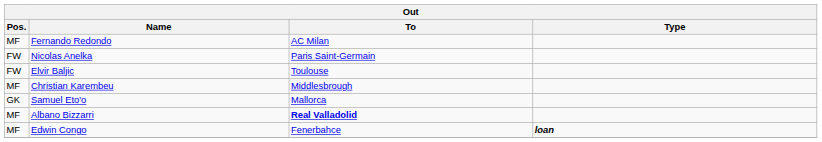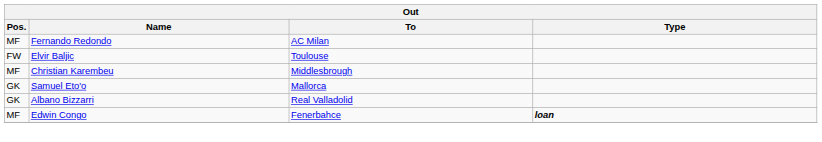- row: (62, 56)
(13, 116) MF -> (13, 101) GK
(324, 116) bold -> (322, 101) normal
